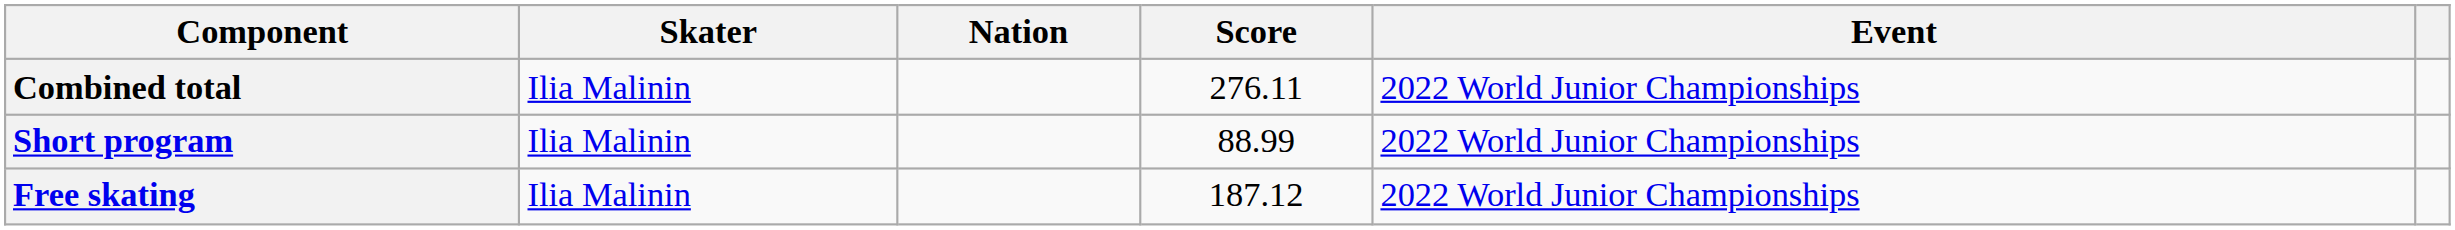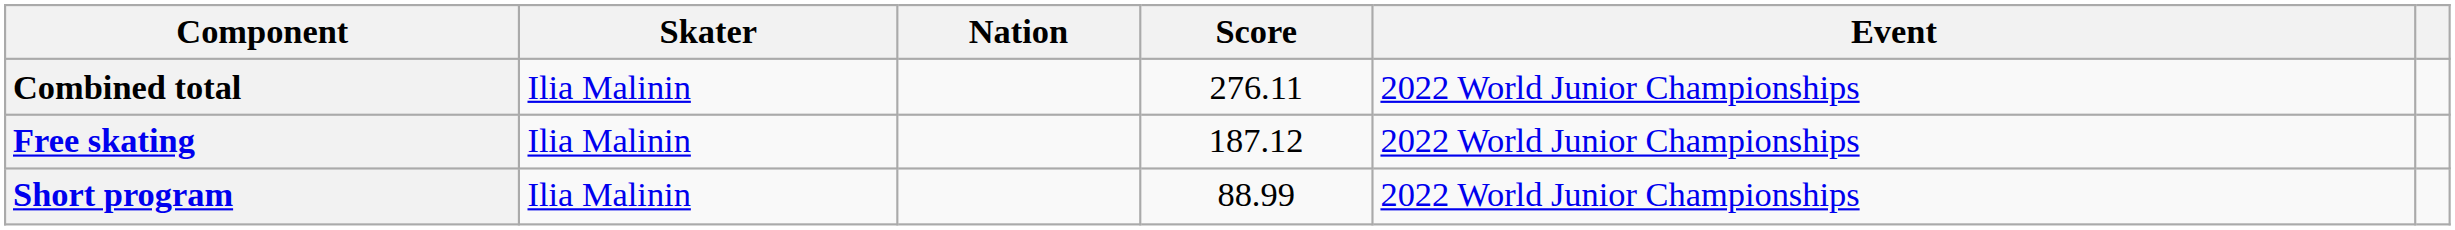rows swapped: (123, 140) <-> (104, 195)
